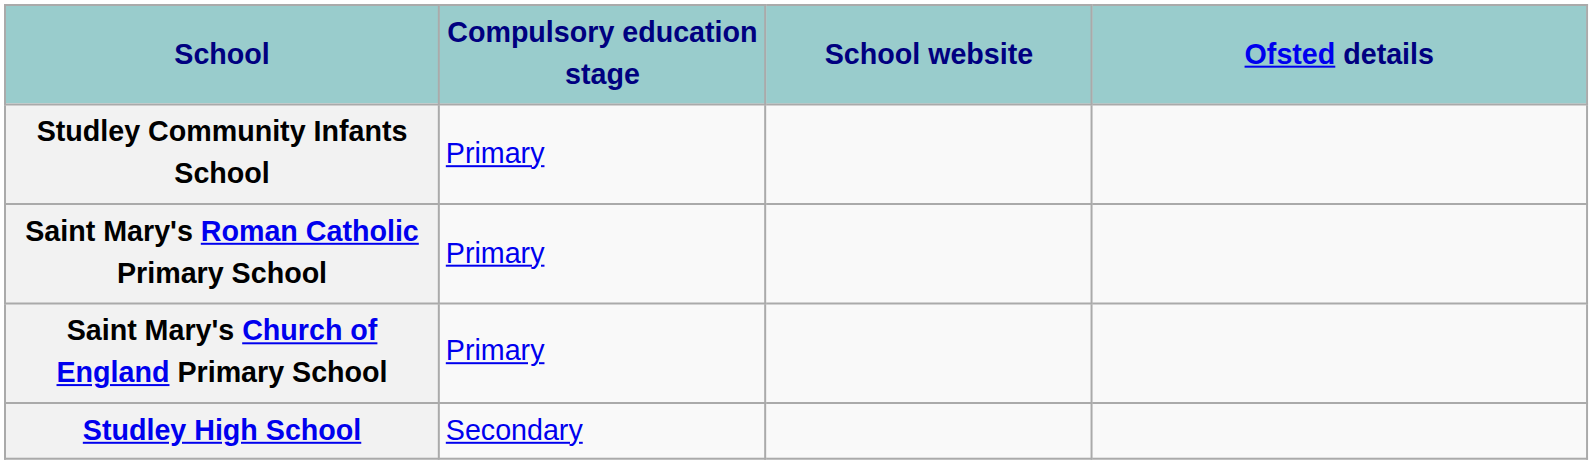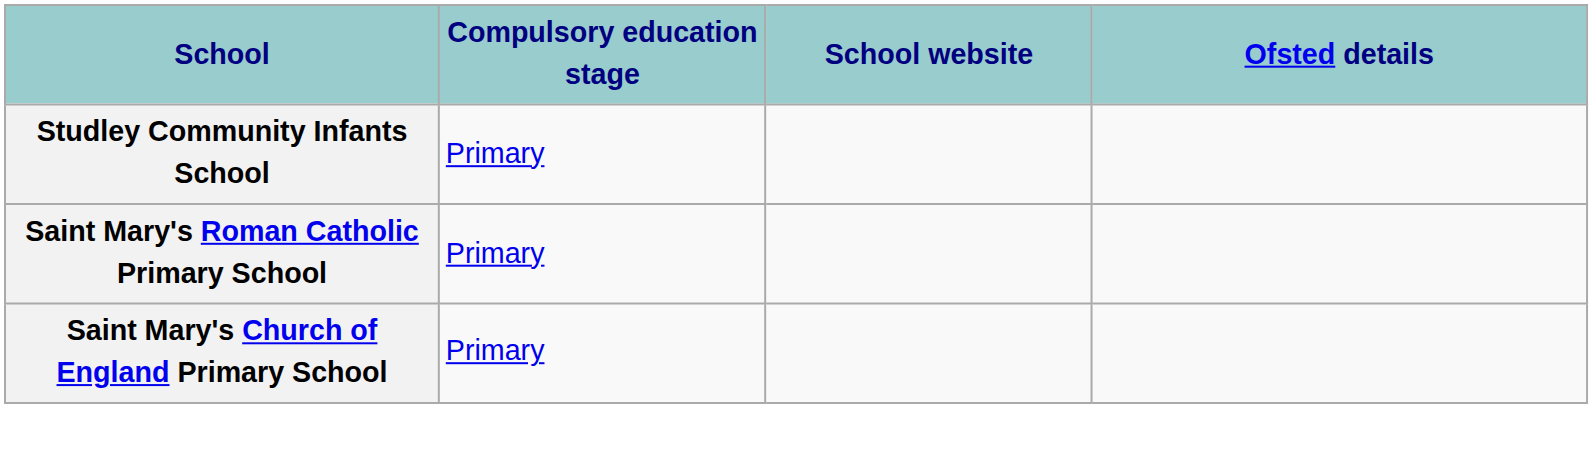- row: (222, 430)
